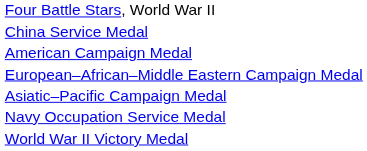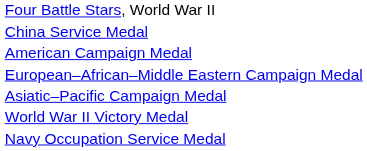rows swapped: (97, 138) <-> (115, 117)
